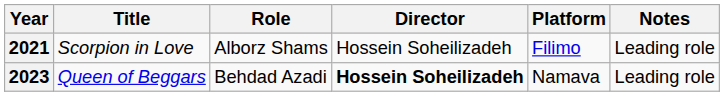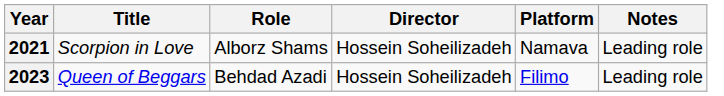(556, 47) Filimo -> (554, 47) Namava
(430, 76) bold -> (424, 76) normal
(566, 76) Namava -> (544, 76) Filimo
